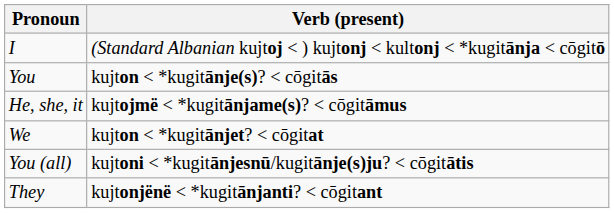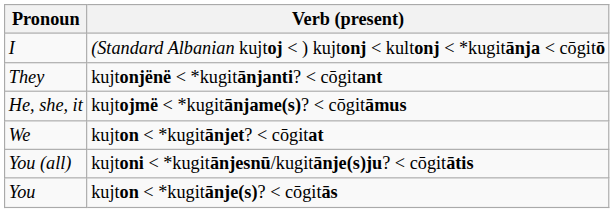rows swapped: (22, 76) <-> (27, 192)
